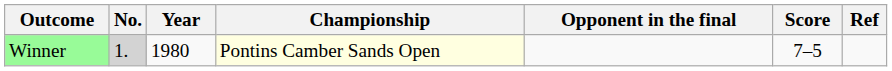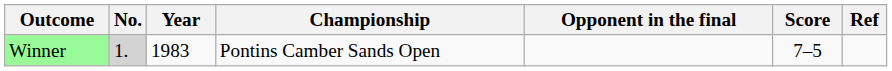(170, 50) 1980 -> (170, 50) 1983
(330, 50) lightyellow background -> (330, 50) no background
